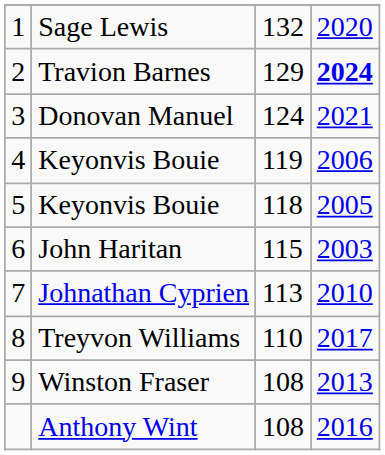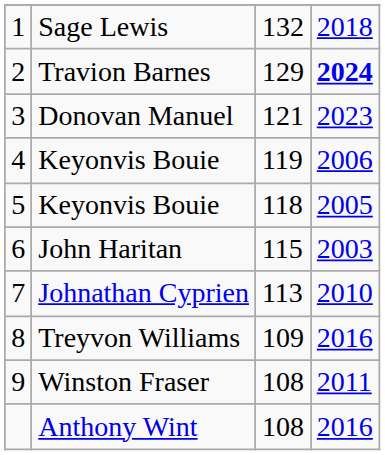(345, 26) 2020 -> (345, 26) 2018
(283, 115) 124 -> (283, 115) 121
(345, 115) 2021 -> (345, 115) 2023
(282, 337) 110 -> (283, 337) 109
(345, 337) 2017 -> (345, 337) 2016
(345, 381) 2013 -> (344, 381) 2011
